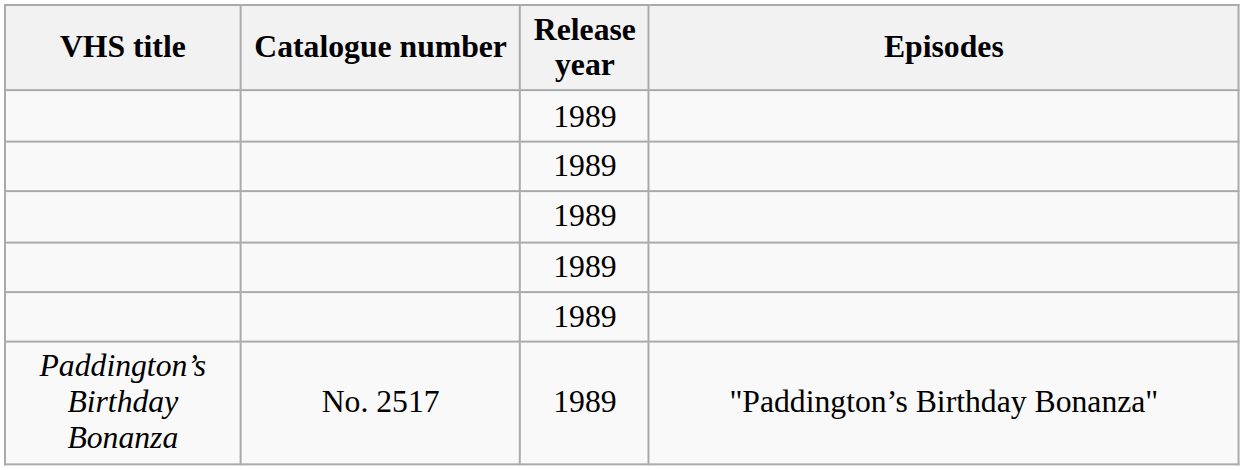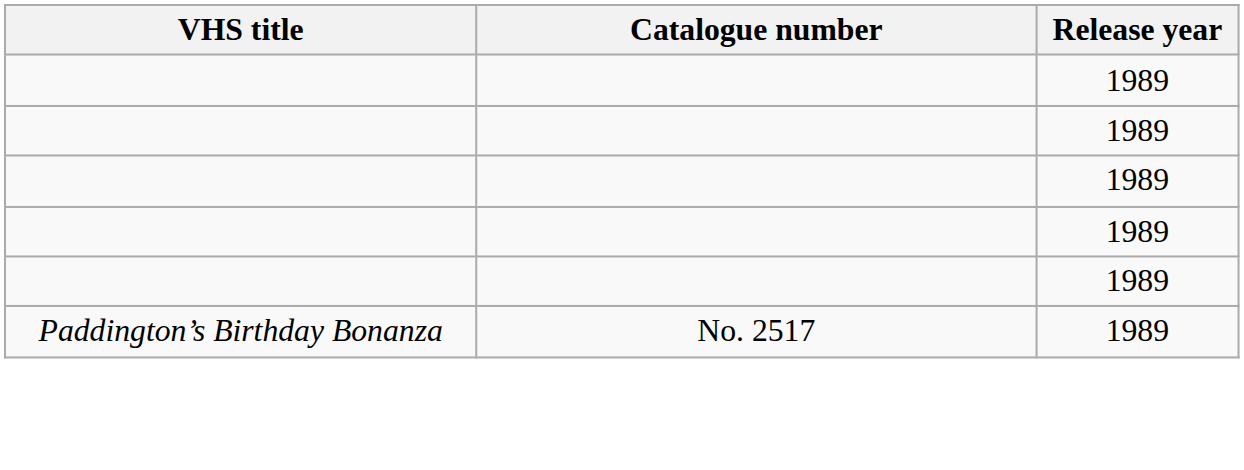- column: (944, 47)
